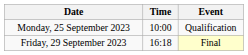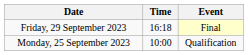rows swapped: (74, 27) <-> (74, 43)
